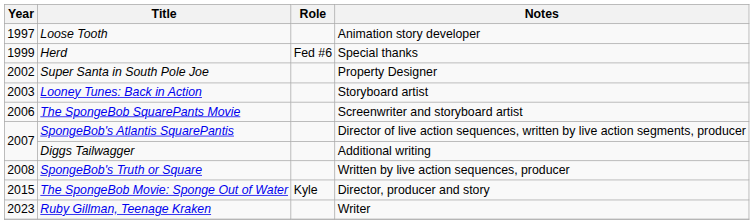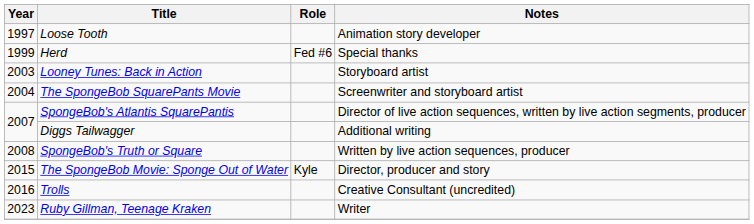- row: (125, 72)
(21, 111) 2006 -> (21, 92) 2004
+ row: (55, 190)
